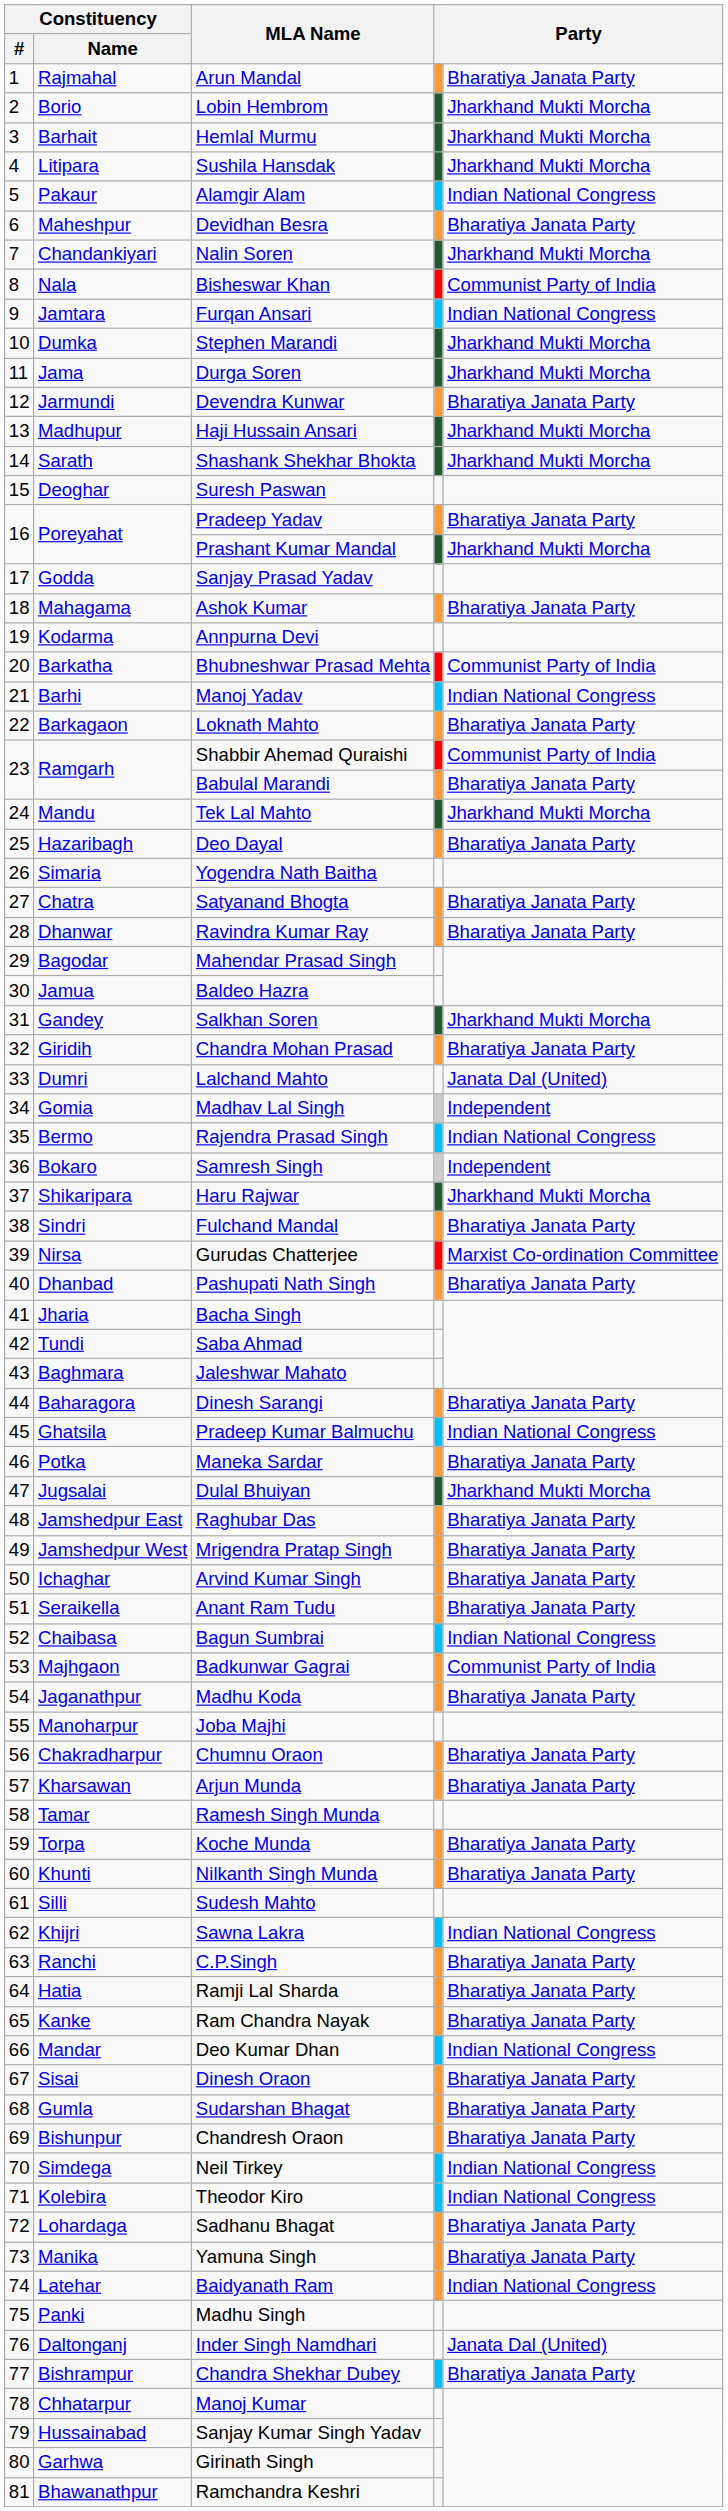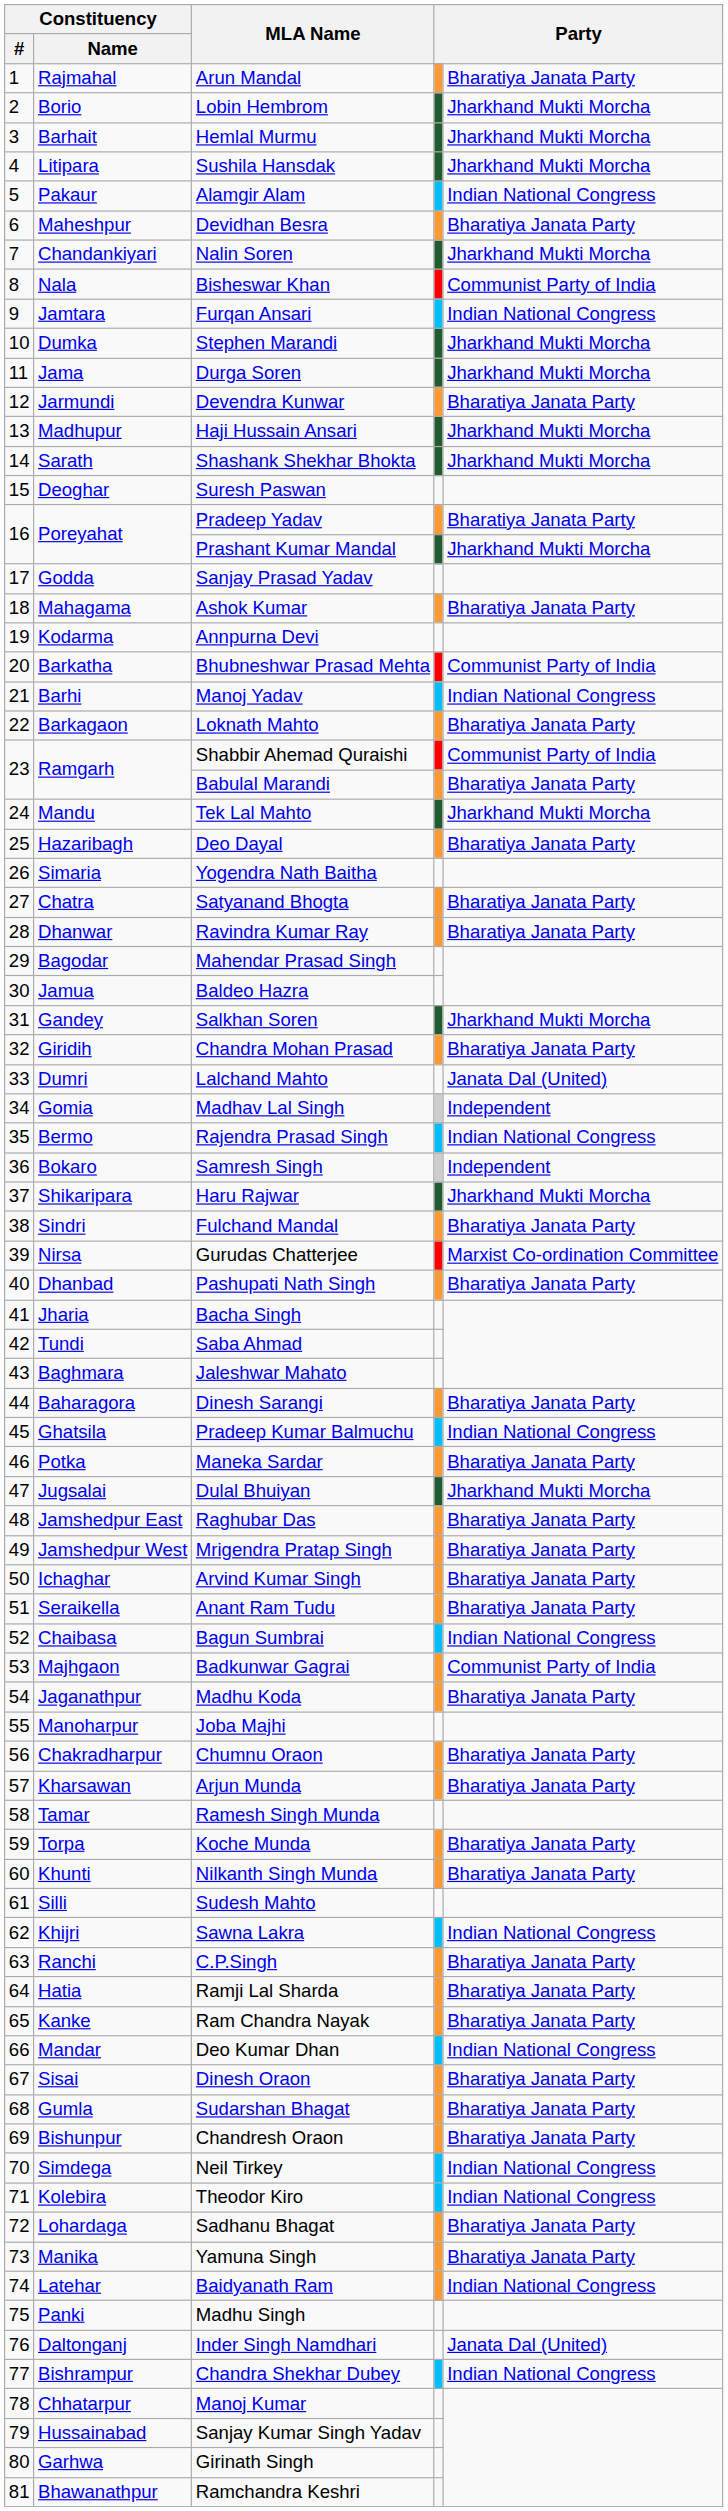(541, 2374) Bharatiya Janata Party -> (551, 2374) Indian National Congress
